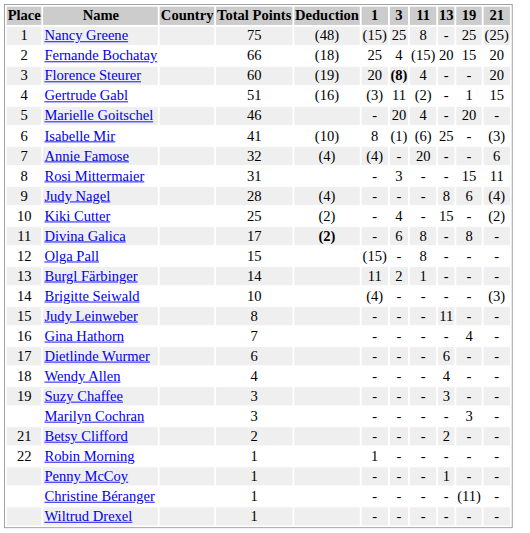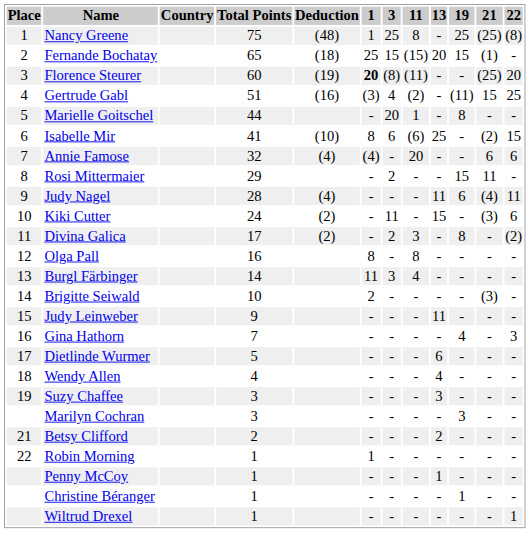+ column: (514, 15)
(375, 35) (15) -> (371, 35) 1
(254, 55) 66 -> (254, 55) 65
(399, 55) 4 -> (392, 55) 15
(497, 55) 20 -> (489, 55) (1)
(375, 75) normal -> (371, 75) bold
(399, 75) bold -> (392, 75) normal
(423, 75) 4 -> (416, 75) (11)
(497, 75) 20 -> (489, 75) (25)
(399, 95) 11 -> (392, 95) 4
(469, 95) 1 -> (462, 95) (11)
(254, 115) 46 -> (254, 115) 44
(423, 115) 4 -> (416, 115) 1
(469, 115) 20 -> (462, 115) 8
(399, 135) (1) -> (392, 135) 6
(497, 135) (3) -> (489, 135) (2)
(254, 176) 31 -> (254, 176) 29
(399, 176) 3 -> (392, 176) 2
(446, 196) 8 -> (439, 196) 11
(254, 216) 25 -> (254, 216) 24
(399, 216) 4 -> (392, 216) 11
(497, 216) (2) -> (489, 216) (3)
(327, 236) bold -> (327, 236) normal
(399, 236) 6 -> (392, 236) 2
(423, 236) 8 -> (416, 236) 3
(254, 256) 15 -> (254, 256) 16
(375, 256) (15) -> (371, 256) 8
(399, 276) 2 -> (392, 276) 3
(423, 276) 1 -> (416, 276) 4
(375, 296) (4) -> (371, 296) 2
(254, 316) 8 -> (254, 316) 9
(254, 356) 6 -> (254, 356) 5
(469, 496) (11) -> (462, 496) 1
